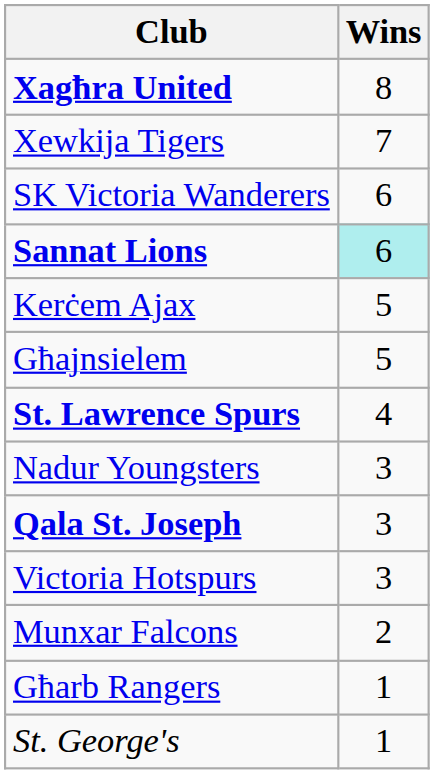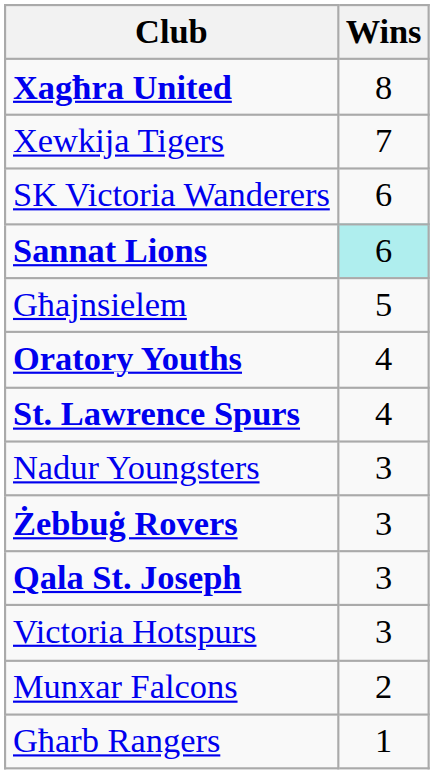- row: (104, 304)
+ row: (128, 359)
+ row: (125, 522)
- row: (96, 741)
